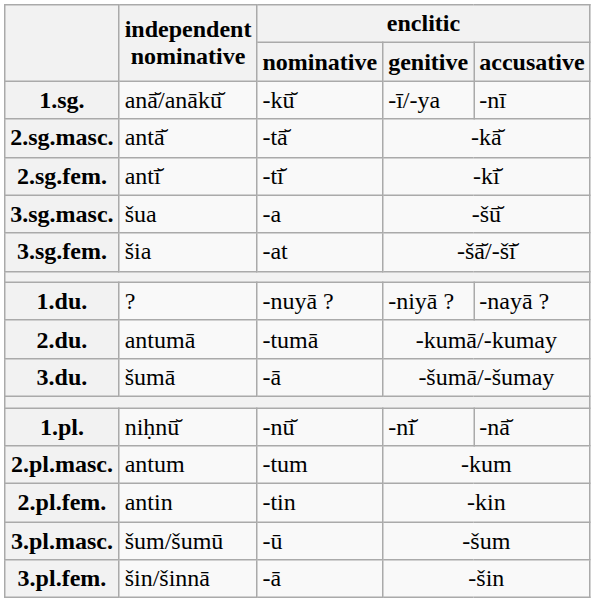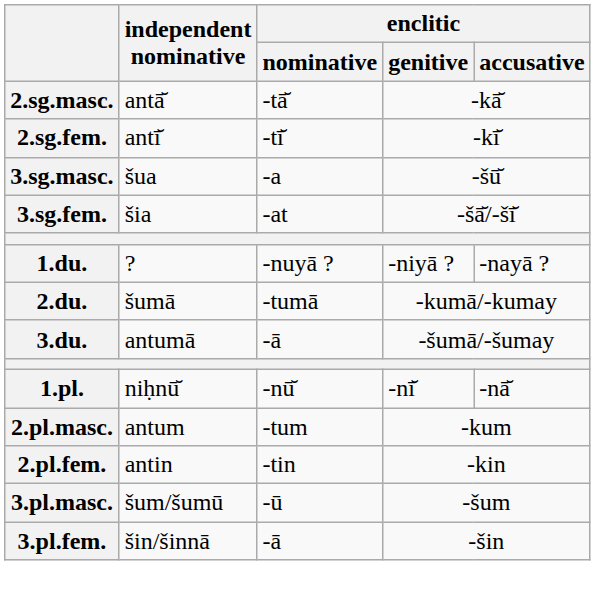- row: (62, 99)
(160, 339) antumā -> (150, 301) šumā
(150, 377) šumā -> (160, 339) antumā
